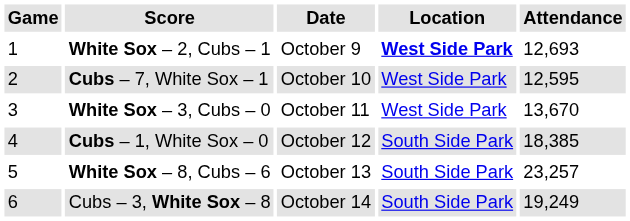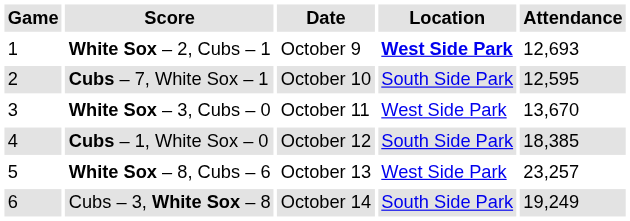(444, 79) West Side Park -> (447, 79) South Side Park
(447, 171) South Side Park -> (444, 171) West Side Park
